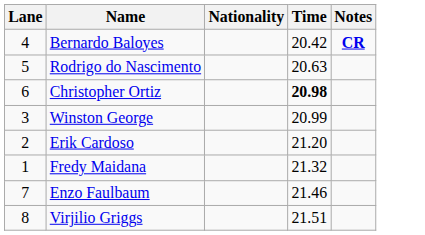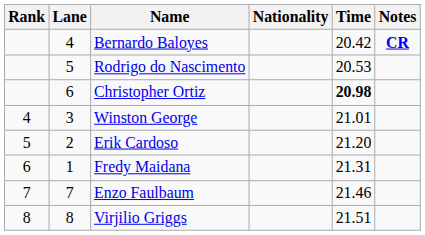+ column: (27, 17)
(309, 67) 20.63 -> (354, 67) 20.53
(309, 117) 20.99 -> (354, 117) 21.01
(309, 167) 21.32 -> (354, 167) 21.31
